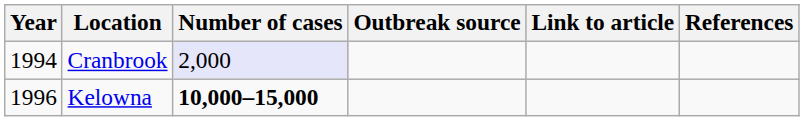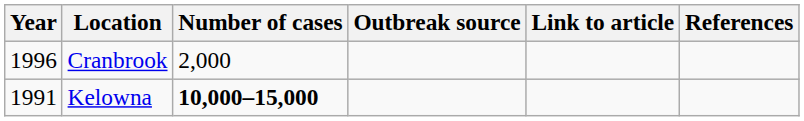(33, 60) 1994 -> (33, 60) 1996
(205, 60) lavender background -> (205, 60) no background
(33, 97) 1996 -> (33, 97) 1991
